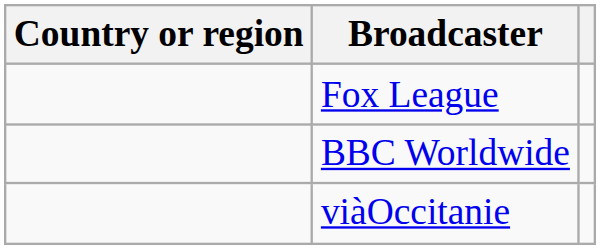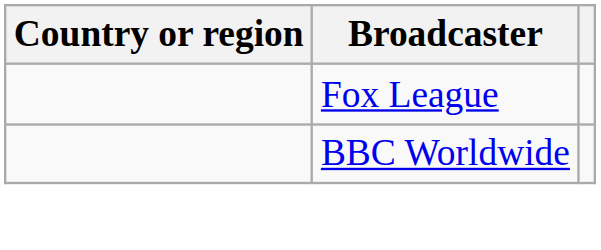- row: (415, 212)
